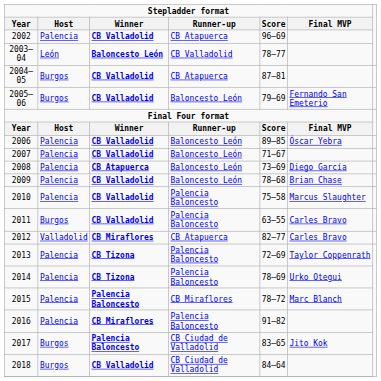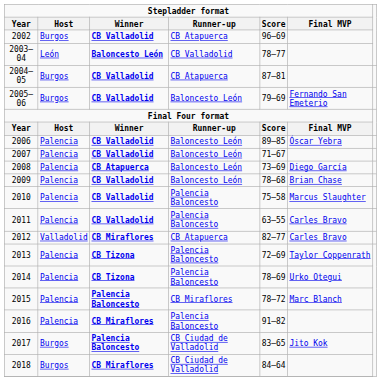(59, 37) Palencia -> (54, 37) Burgos
(54, 220) Burgos -> (59, 220) Palencia
(123, 365) CB Valladolid -> (123, 365) CB Miraflores
